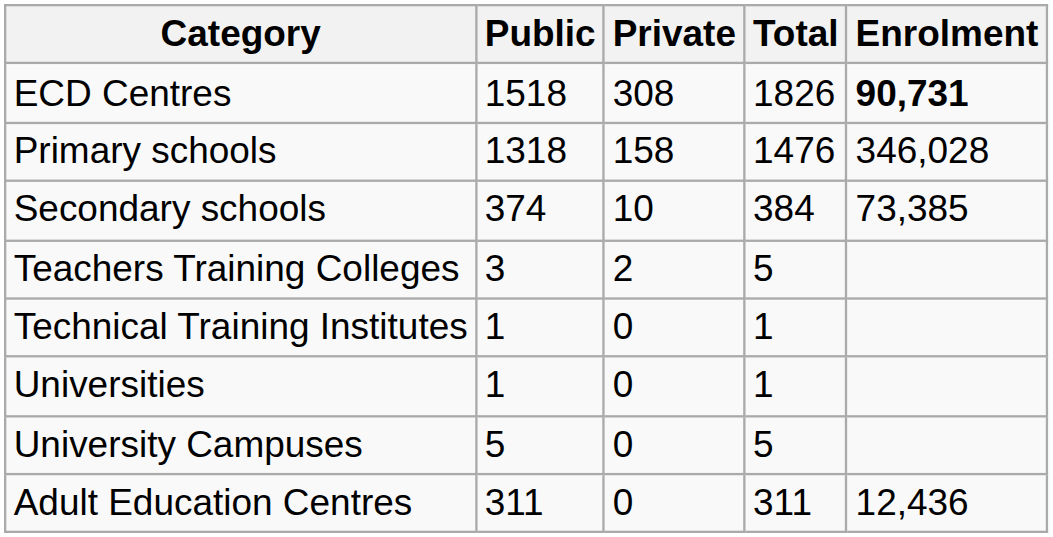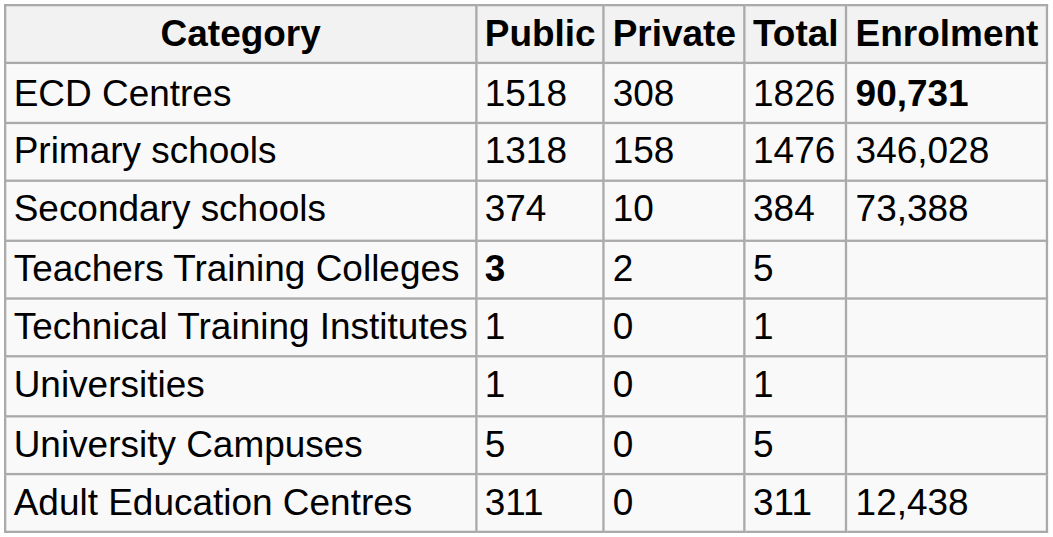(912, 209) 73,385 -> (912, 209) 73,388
(495, 268) normal -> (495, 268) bold
(912, 502) 12,436 -> (912, 502) 12,438
